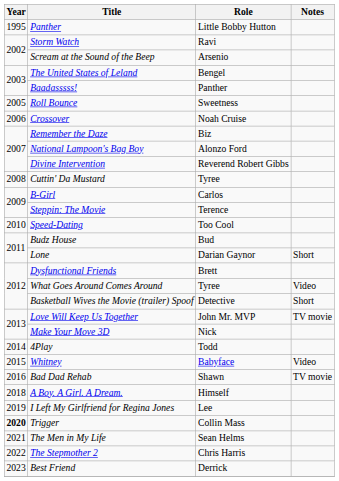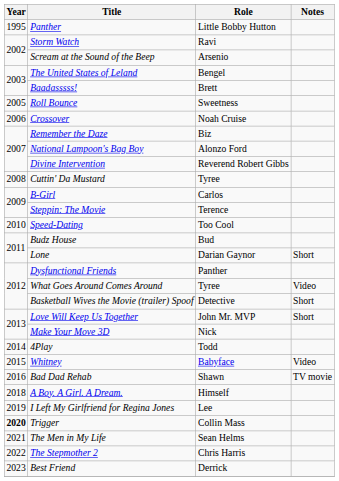(213, 88) Panther -> (208, 88) Brett
(208, 270) Brett -> (213, 270) Panther
(313, 316) TV movie -> (303, 316) Short
